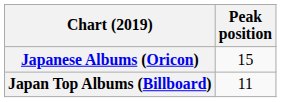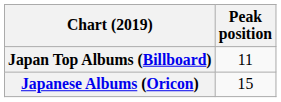rows swapped: (110, 84) <-> (110, 59)
